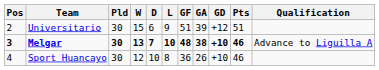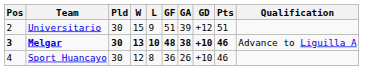- column: (154, 12)
